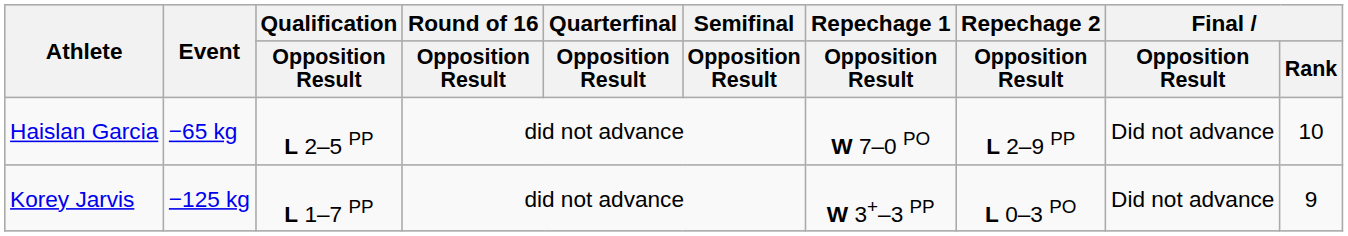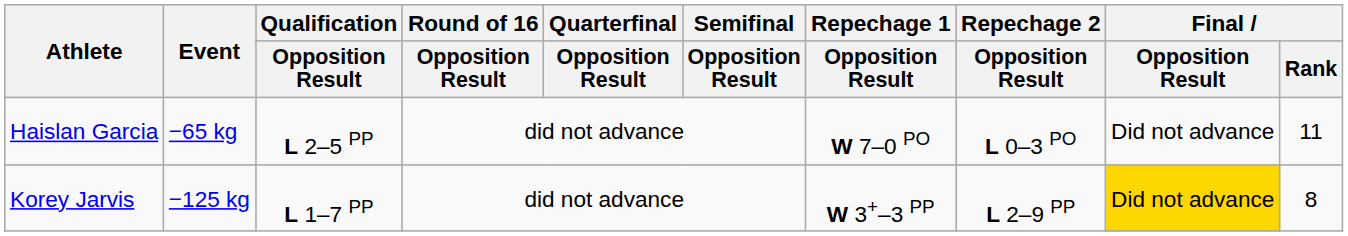(1031, 144) L 2–9 PP -> (1031, 144) L 0–3 PO
(1311, 132) 10 -> (1311, 132) 11
(1031, 211) L 0–3 PO -> (1031, 211) L 2–9 PP
(1193, 198) no background -> (1193, 198) gold background
(1311, 198) 9 -> (1311, 198) 8
